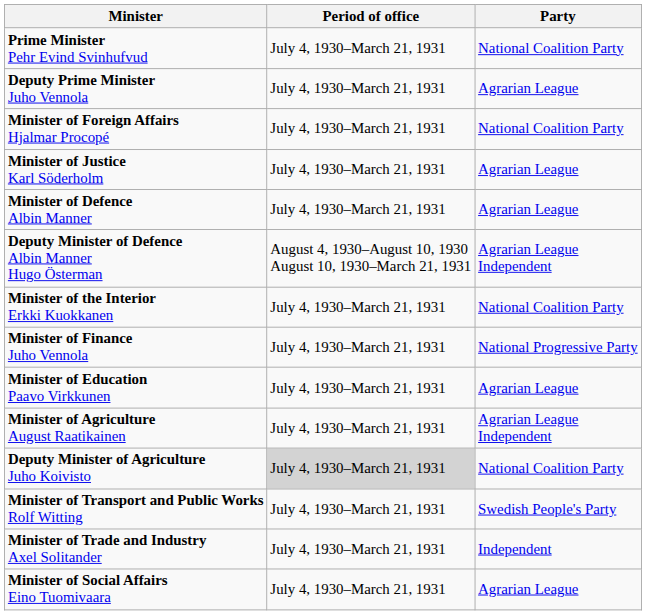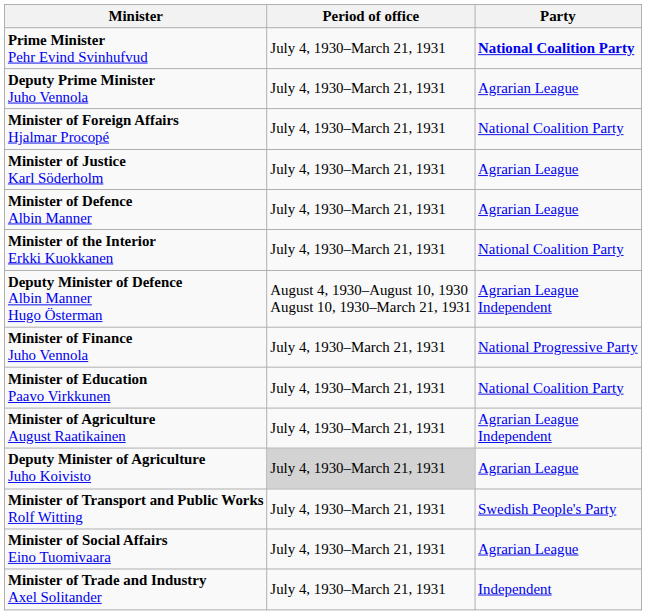(551, 48) normal -> (556, 48) bold
rows swapped: (95, 258) <-> (82, 307)
(528, 387) Agrarian League -> (551, 387) National Coalition Party
(551, 468) National Coalition Party -> (528, 468) Agrarian League
rows swapped: (107, 549) <-> (88, 589)
